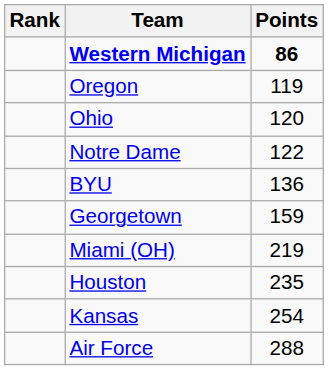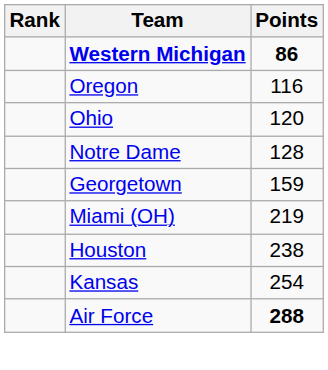(287, 86) 119 -> (287, 86) 116
(287, 151) 122 -> (287, 151) 128
- row: (91, 184)
(287, 282) 235 -> (287, 250) 238
(287, 348) normal -> (287, 315) bold
